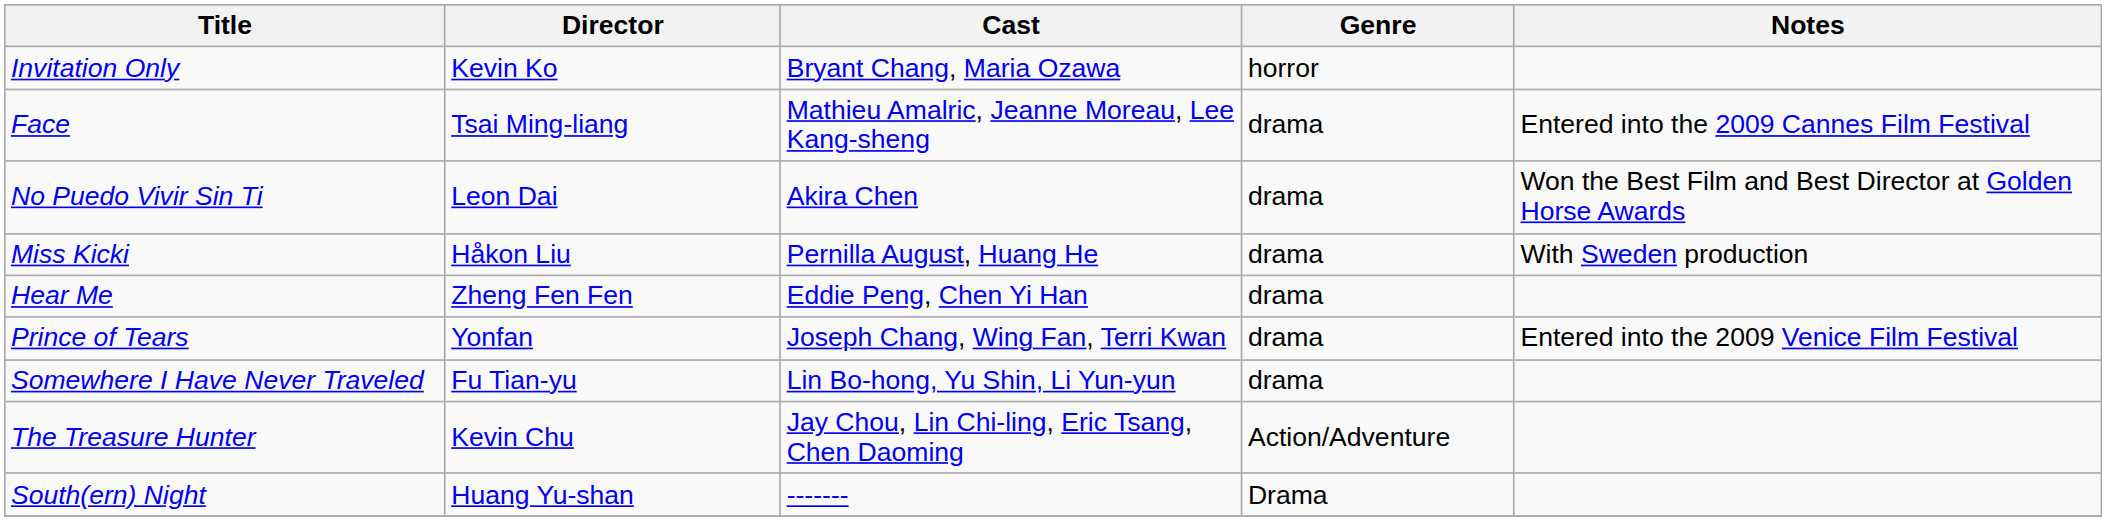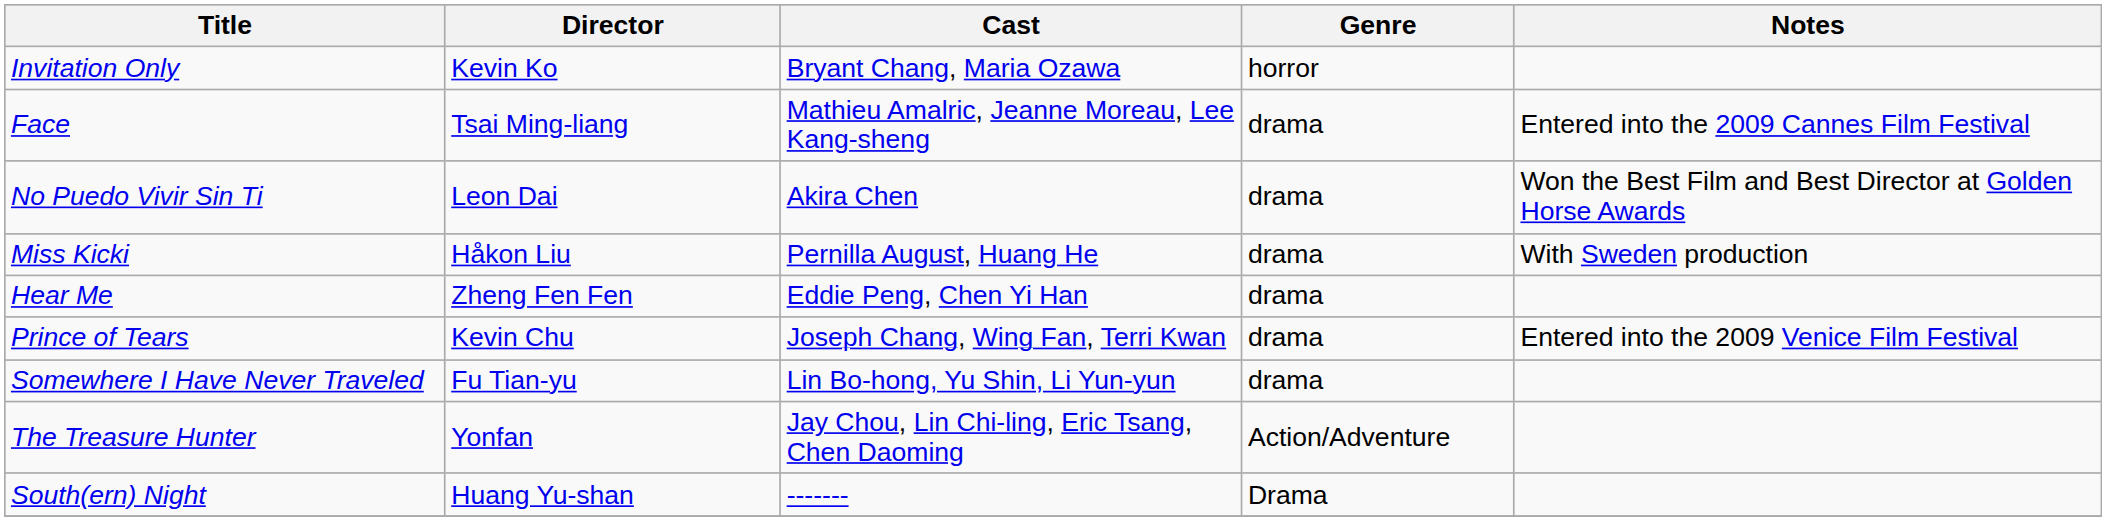(492, 338) Yonfan -> (512, 338) Kevin Chu
(512, 437) Kevin Chu -> (492, 437) Yonfan
